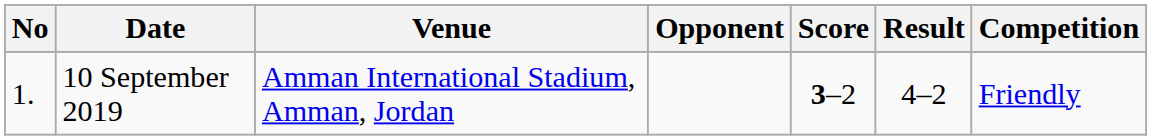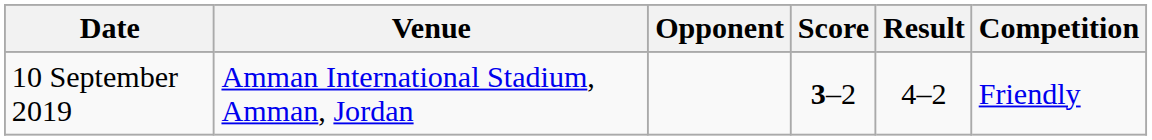- column: (30, 28)
